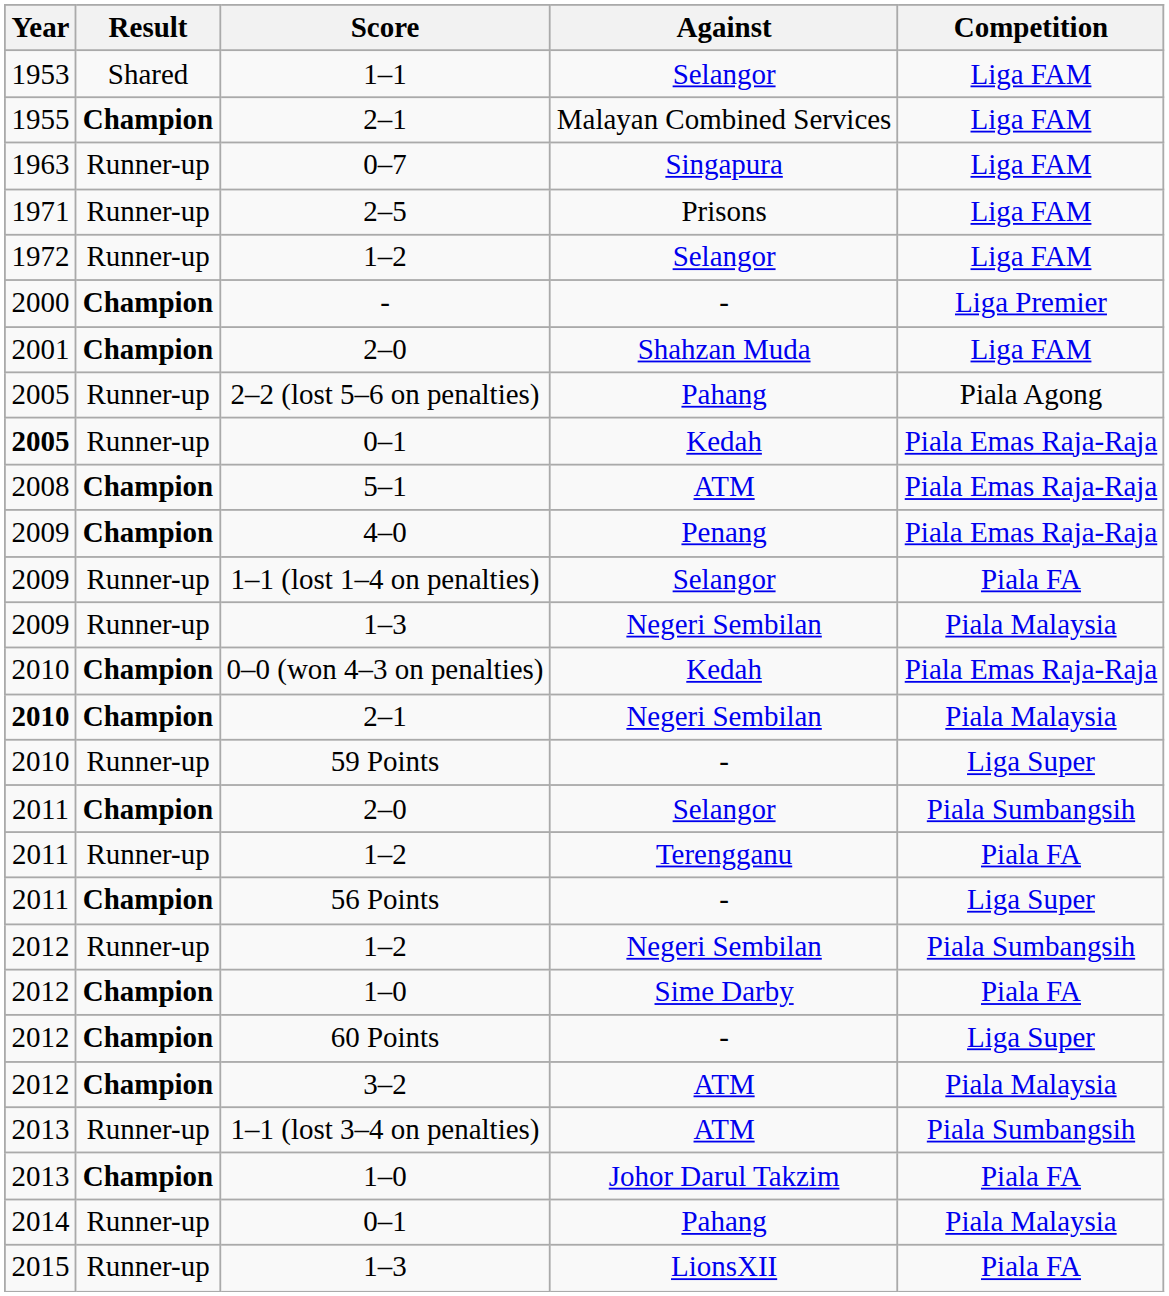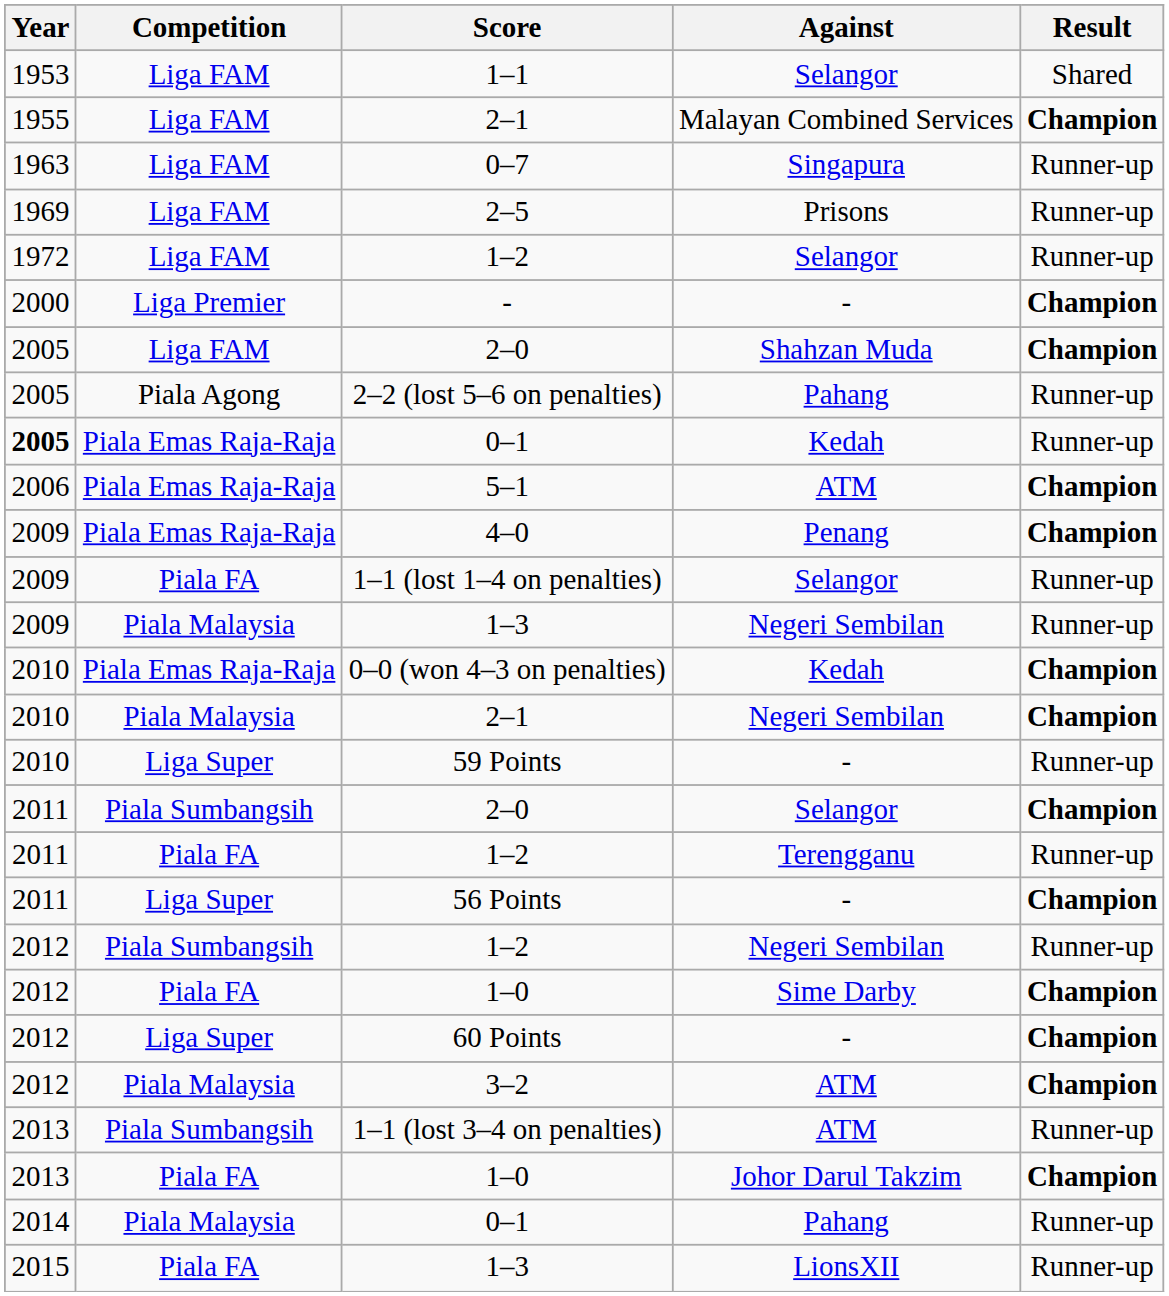columns swapped: (1031, 27) <-> (148, 27)
(41, 211) 1971 -> (41, 211) 1969
(41, 348) 2001 -> (41, 348) 2005
(41, 486) 2008 -> (41, 486) 2006
(41, 716) bold -> (41, 716) normal
